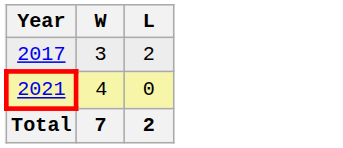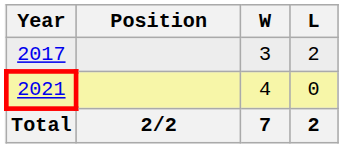+ column: (159, 21)
